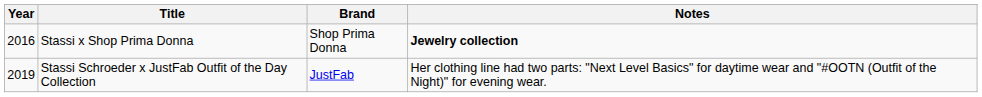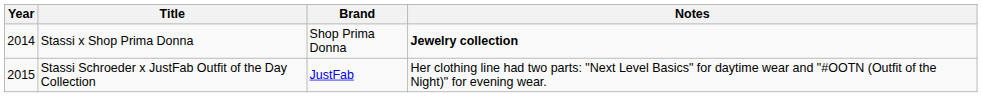(21, 41) 2016 -> (21, 41) 2014
(21, 75) 2019 -> (21, 75) 2015
